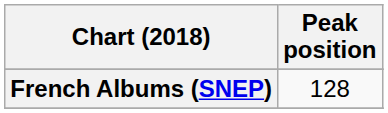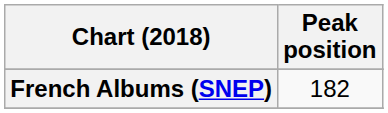(330, 88) 128 -> (330, 88) 182
